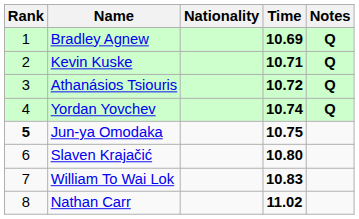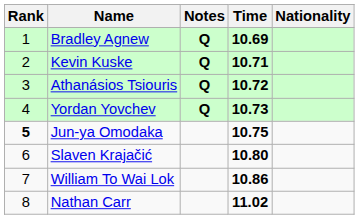columns swapped: (222, 16) <-> (330, 16)
(284, 109) 10.74 -> (250, 109) 10.73
(284, 179) 10.83 -> (250, 179) 10.86
